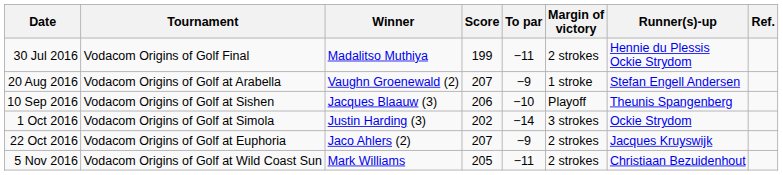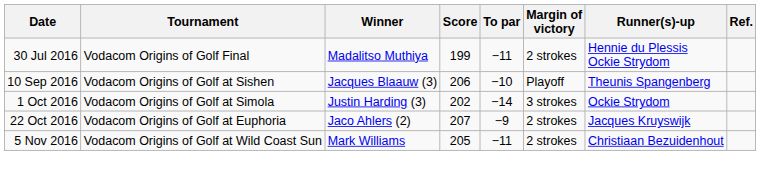- row: (43, 82)
